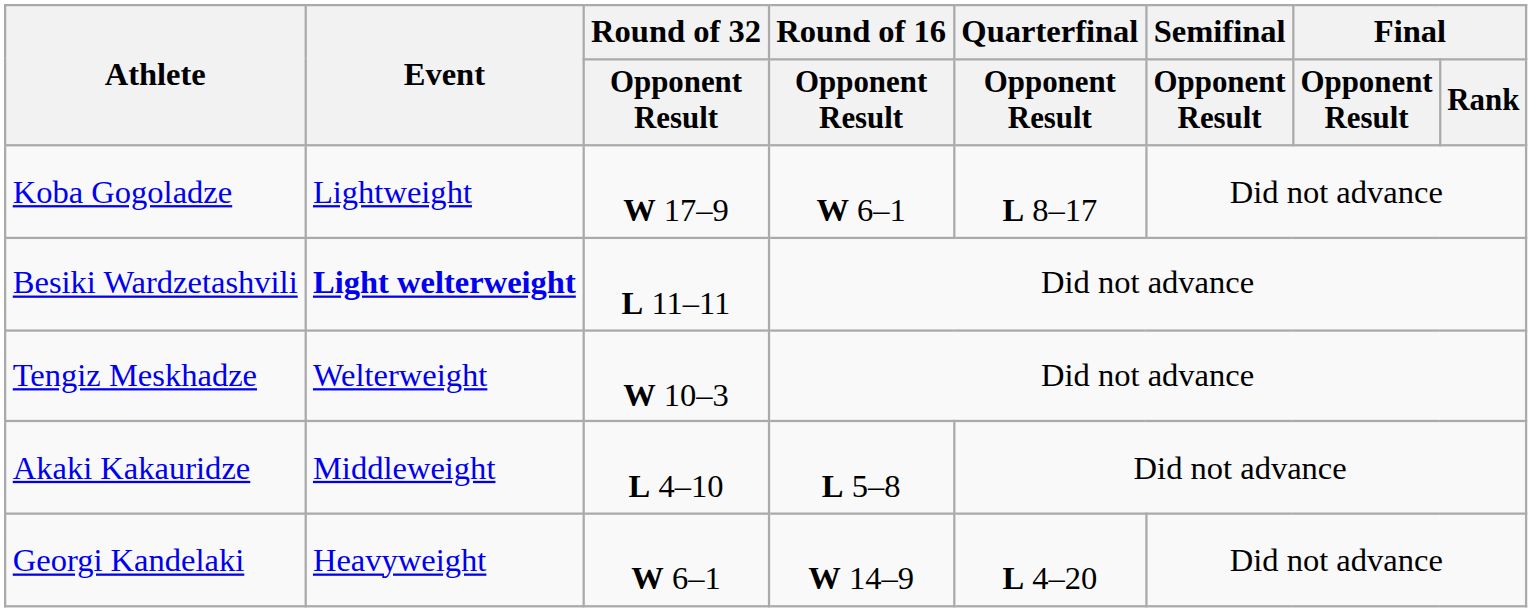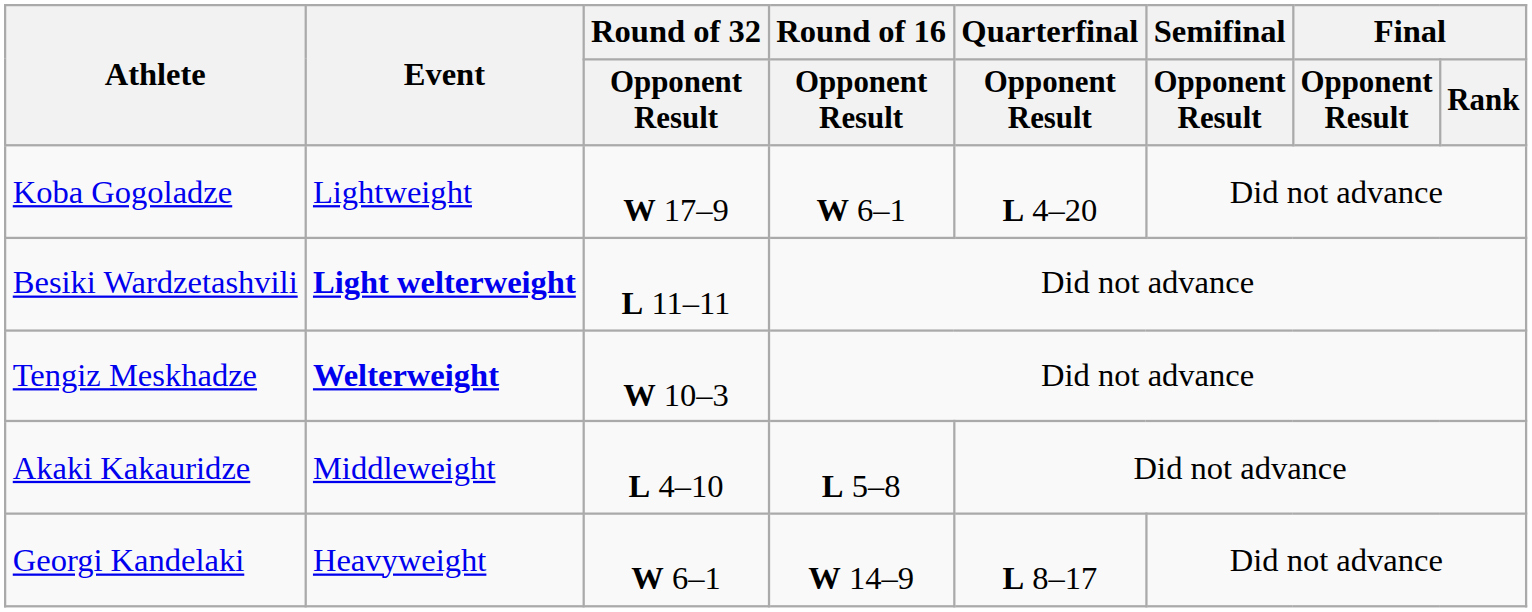(1050, 210) L 8–17 -> (1050, 210) L 4–20
(400, 375) normal -> (406, 375) bold
(1050, 579) L 4–20 -> (1050, 579) L 8–17
